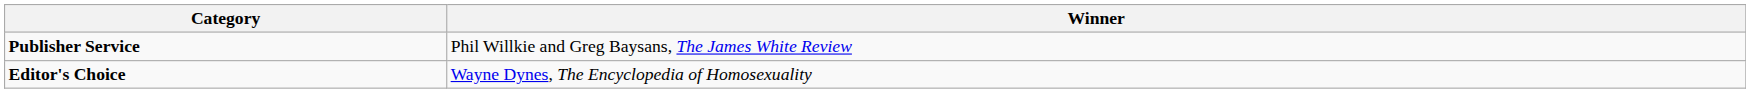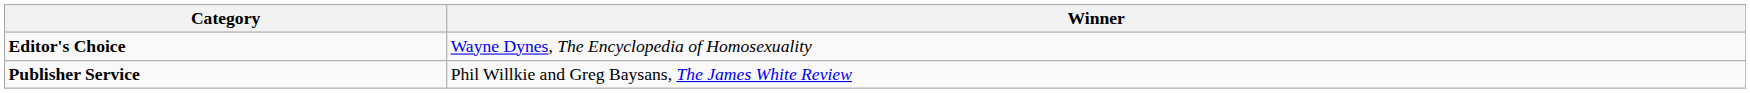rows swapped: (67, 74) <-> (74, 46)
